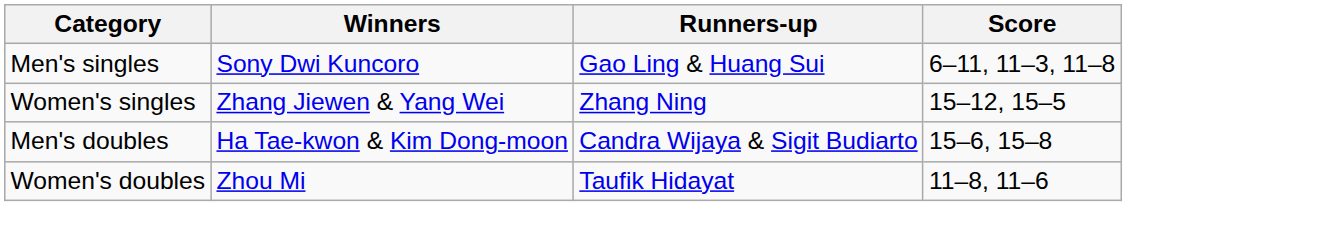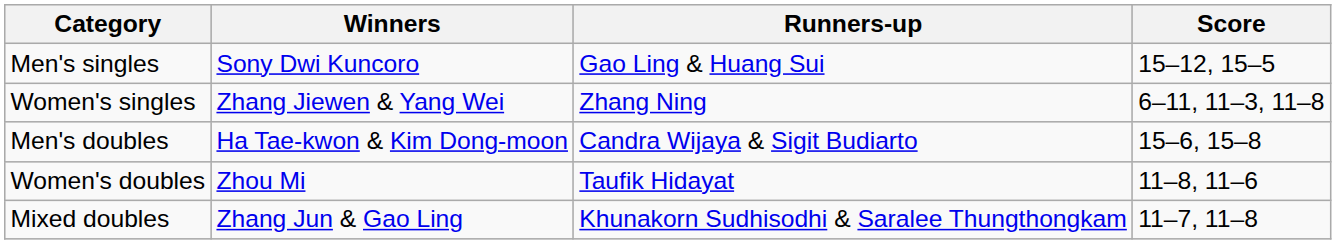(1022, 63) 6–11, 11–3, 11–8 -> (1207, 63) 15–12, 15–5
(998, 102) 15–12, 15–5 -> (1231, 102) 6–11, 11–3, 11–8
+ row: (90, 219)
